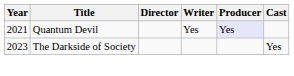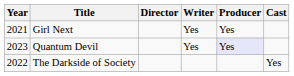+ row: (53, 29)
(17, 29) 2021 -> (17, 46) 2023
(17, 46) 2023 -> (17, 63) 2022
